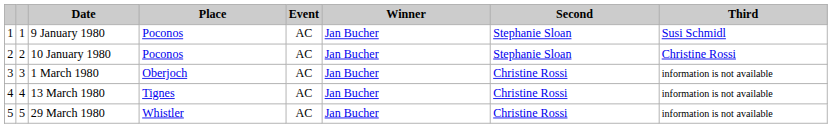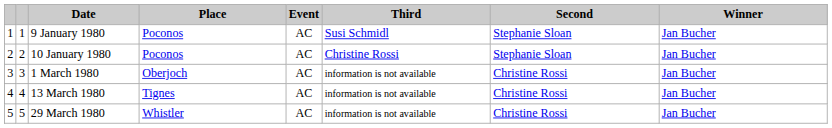columns swapped: (406, 14) <-> (743, 14)
